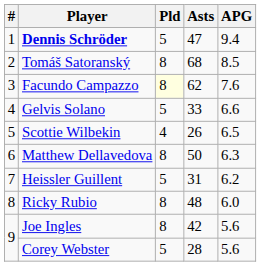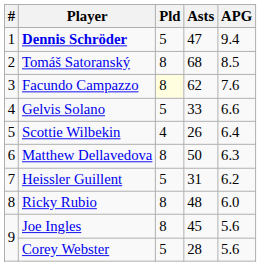(230, 132) 6.5 -> (230, 132) 6.4
(195, 226) 42 -> (195, 226) 45
